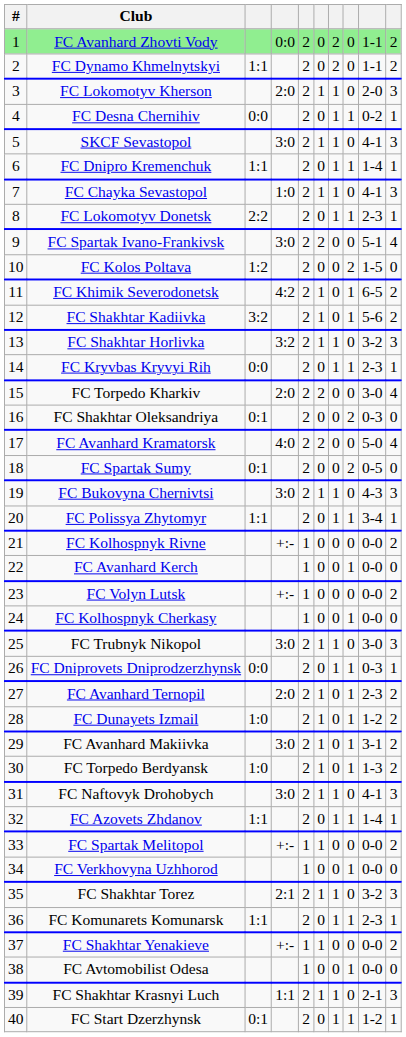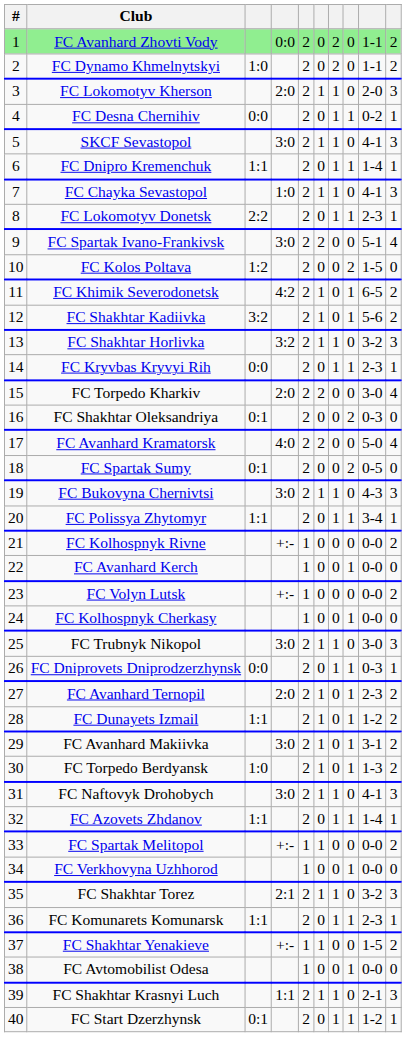(258, 66) 1:1 -> (258, 66) 1:0
(258, 718) 1:0 -> (258, 718) 1:1
(372, 944) 0-0 -> (372, 944) 1-5
